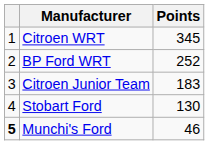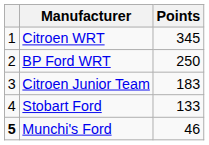(188, 61) 252 -> (188, 61) 250
(188, 106) 130 -> (188, 106) 133
